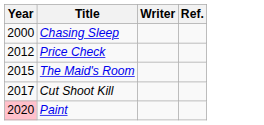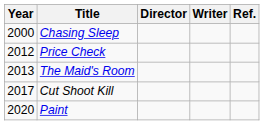+ column: (164, 14)
(21, 71) 2015 -> (21, 71) 2013
(21, 110) pink background -> (21, 110) no background
